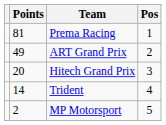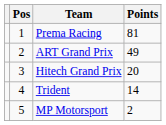columns swapped: (149, 13) <-> (28, 13)
